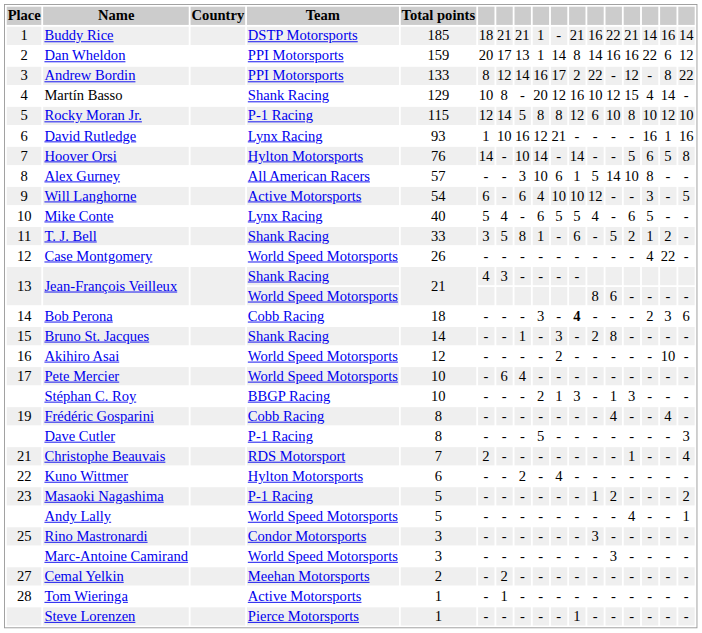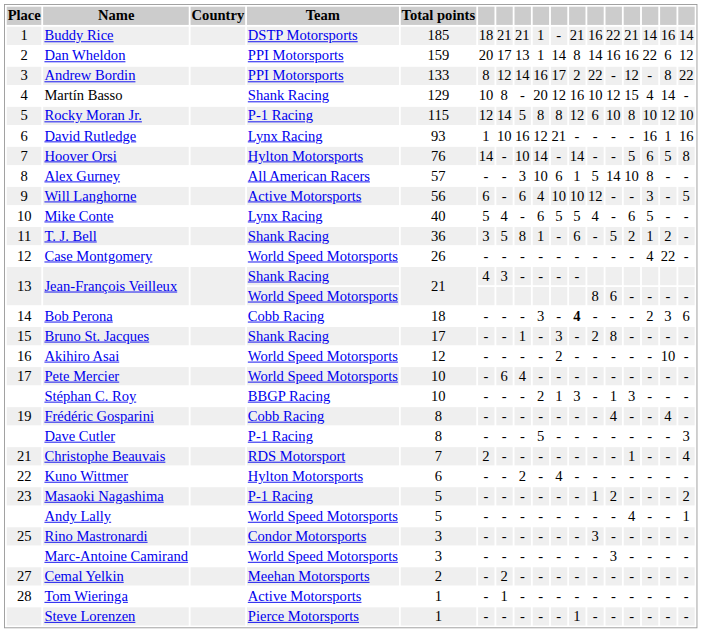(438, 196) 54 -> (438, 196) 56
(438, 236) 33 -> (438, 236) 36
(438, 336) 14 -> (438, 336) 17
